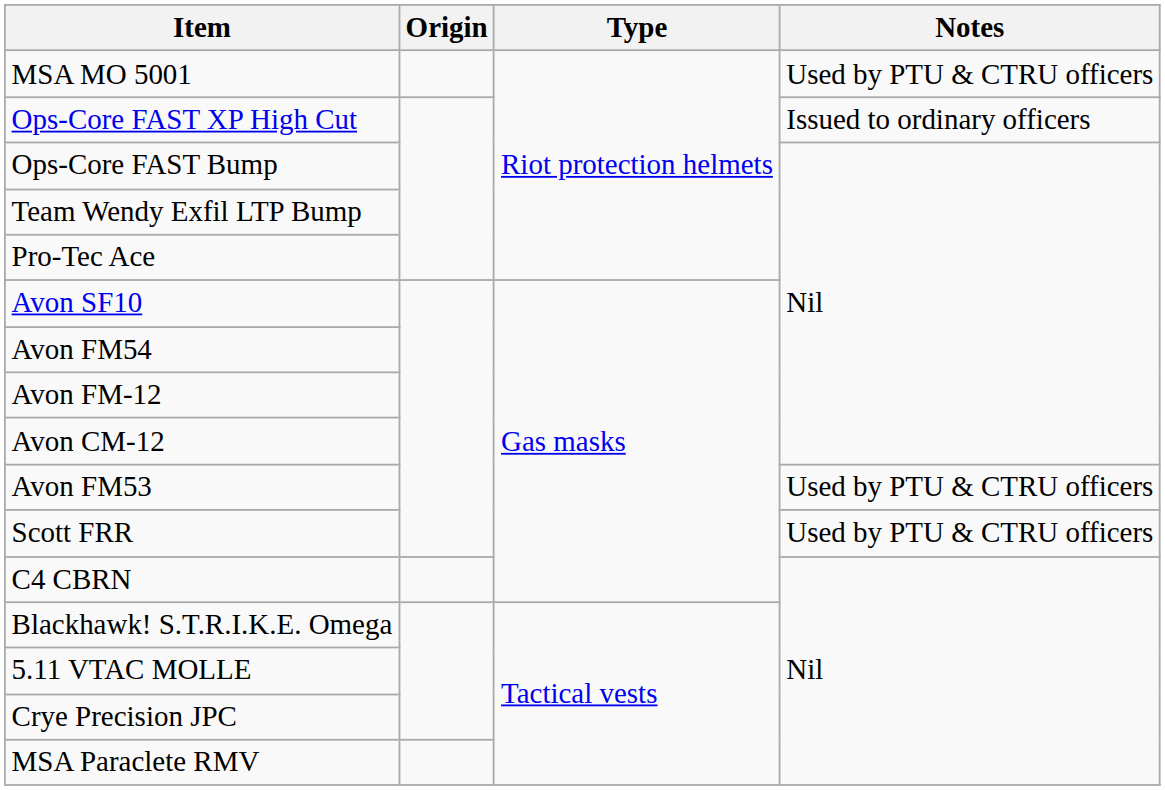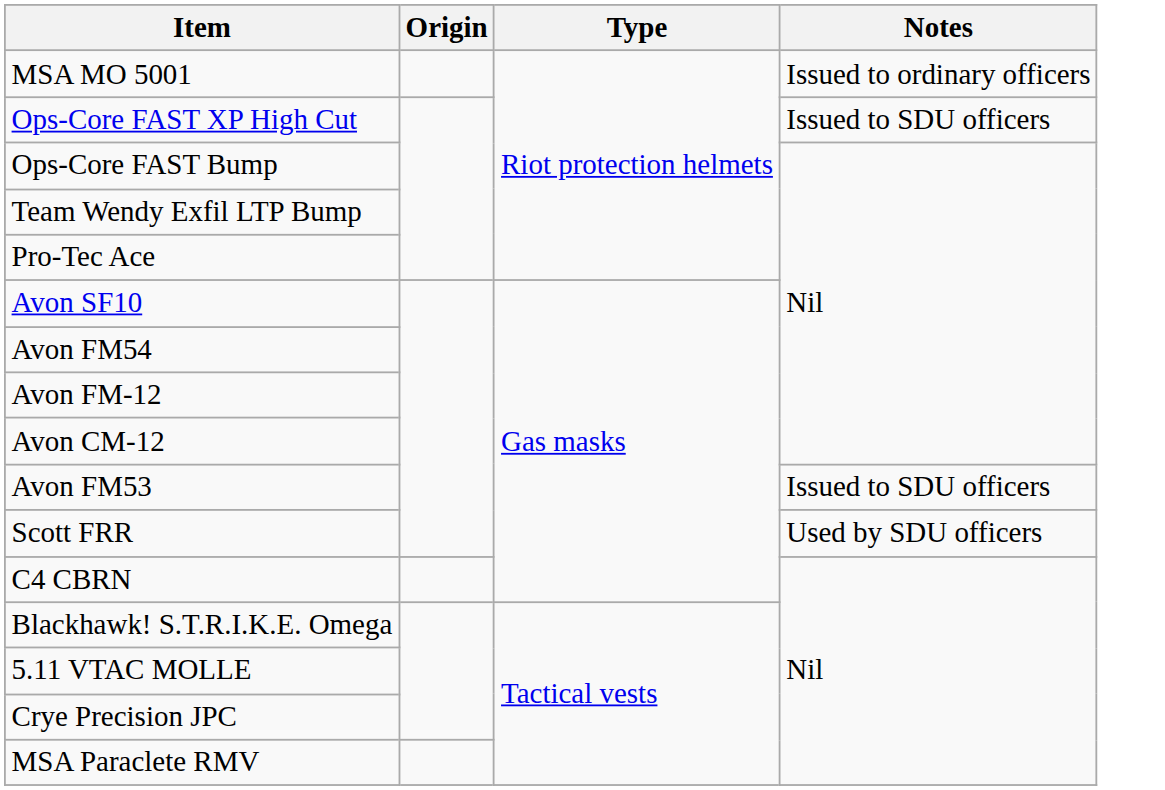(970, 73) Used by PTU & CTRU officers -> (938, 73) Issued to ordinary officers
(938, 119) Issued to ordinary officers -> (918, 119) Issued to SDU officers
(970, 486) Used by PTU & CTRU officers -> (918, 486) Issued to SDU officers
(970, 532) Used by PTU & CTRU officers -> (914, 532) Used by SDU officers
